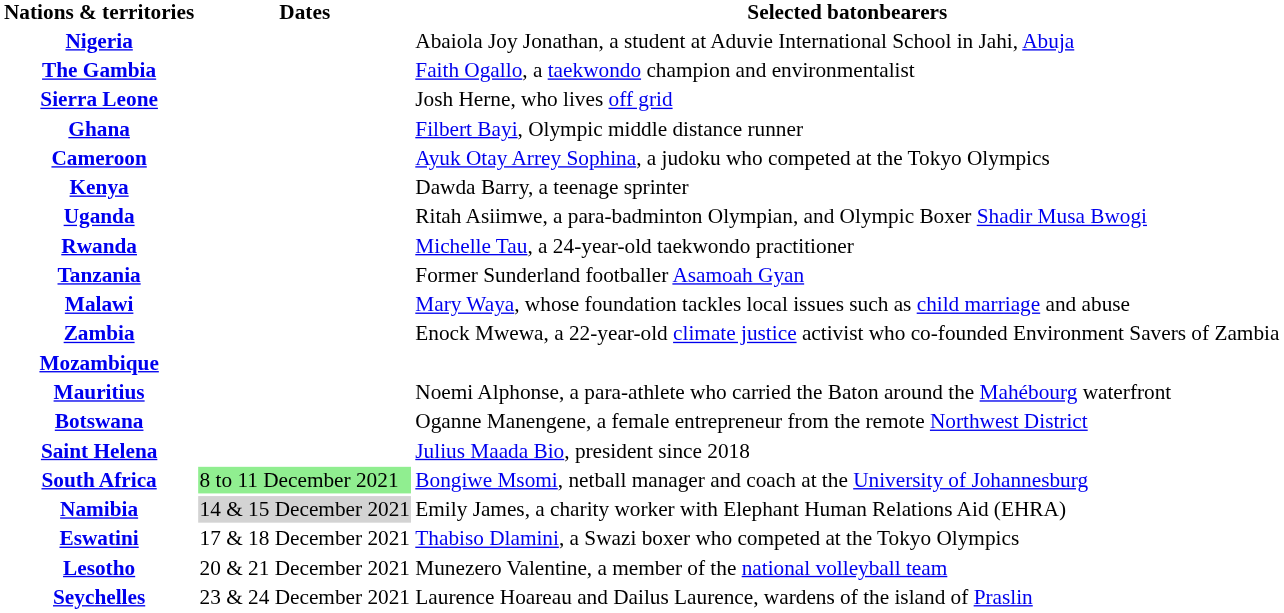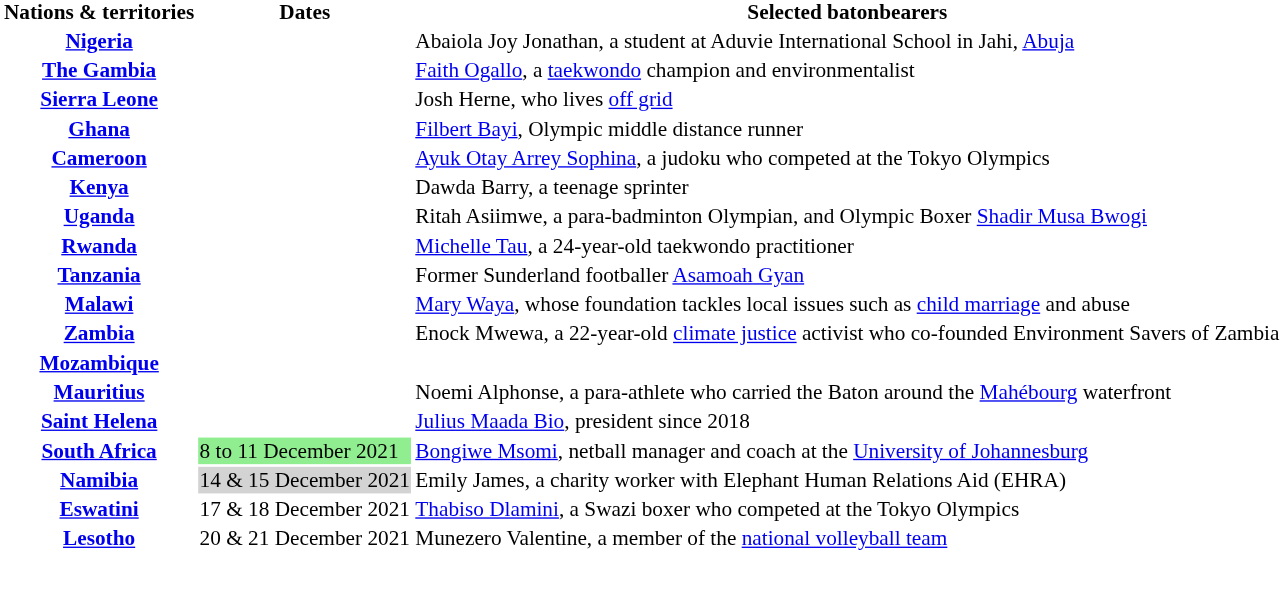- row: (99, 421)
- row: (99, 596)
